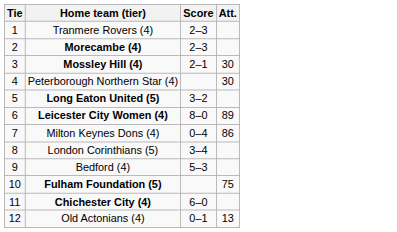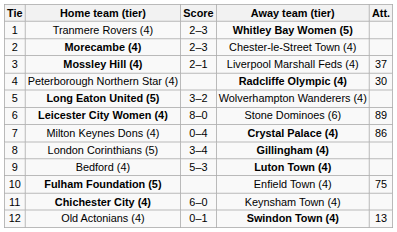+ column: (293, 13)
(228, 64) 30 -> (381, 64) 37
